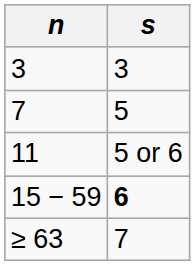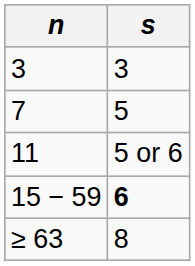(121, 238) 7 -> (121, 238) 8
